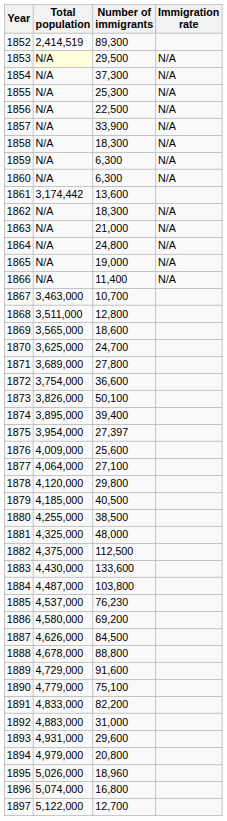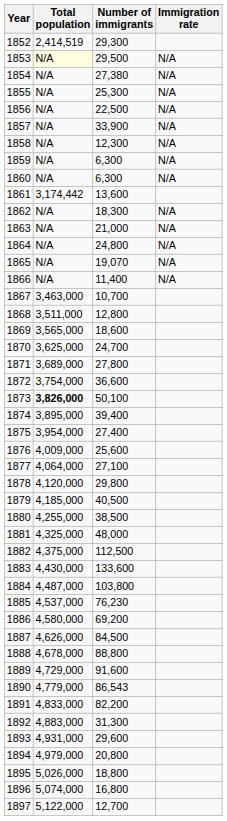(112, 42) 89,300 -> (112, 42) 29,300
(112, 76) 37,300 -> (112, 76) 27,380
(112, 144) 18,300 -> (112, 144) 12,300
(112, 263) 19,000 -> (112, 263) 19,070
(59, 399) normal -> (59, 399) bold
(112, 433) 27,397 -> (112, 433) 27,400
(112, 688) 75,100 -> (112, 688) 86,543
(112, 722) 31,000 -> (112, 722) 31,300
(112, 773) 18,960 -> (112, 773) 18,800
